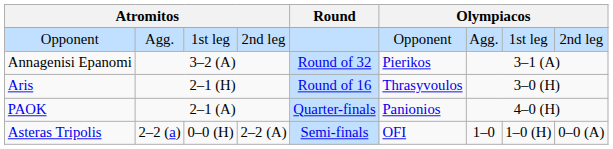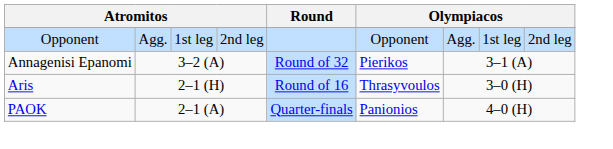- row: (55, 132)
